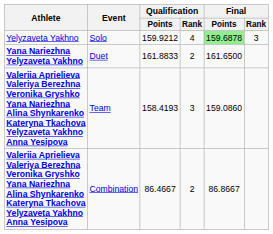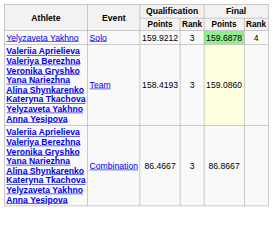(192, 38) 4 -> (192, 38) 3
(256, 38) 3 -> (256, 38) 4
- row: (99, 56)
(224, 109) no background -> (224, 85) lightyellow background
(192, 189) 2 -> (192, 166) 3
